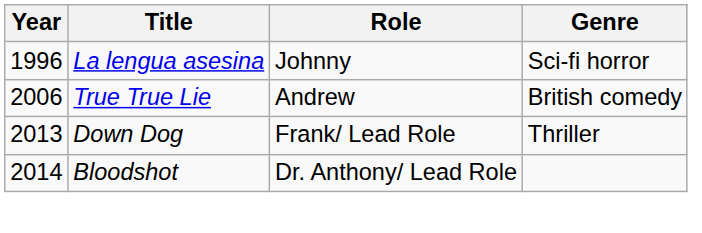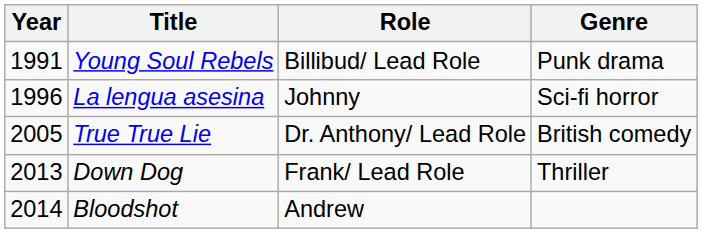+ row: (173, 60)
(36, 97) 2006 -> (36, 135) 2005
(315, 97) Andrew -> (405, 135) Dr. Anthony/ Lead Role
(396, 172) Dr. Anthony/ Lead Role -> (324, 209) Andrew
